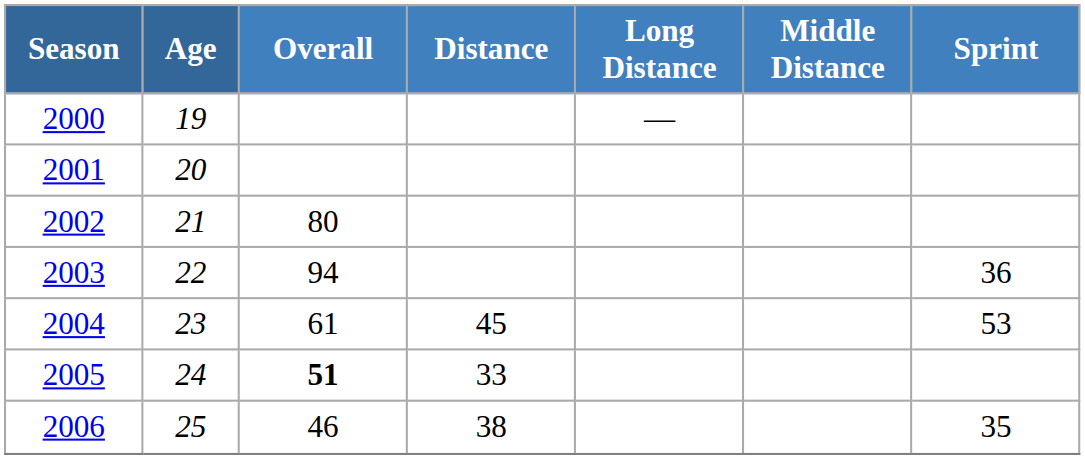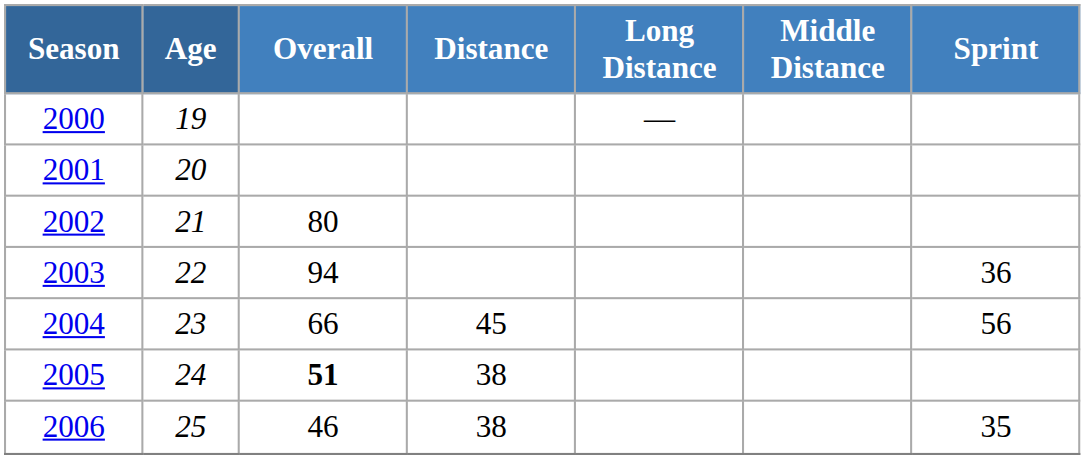(323, 324) 61 -> (323, 324) 66
(996, 324) 53 -> (996, 324) 56
(491, 375) 33 -> (491, 375) 38
